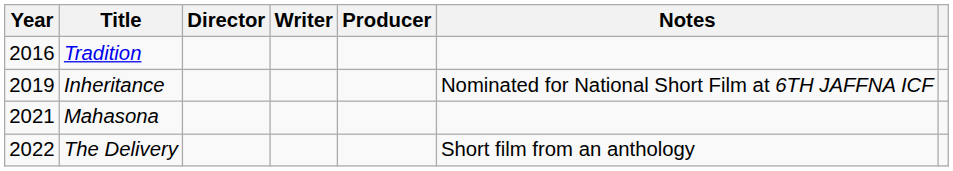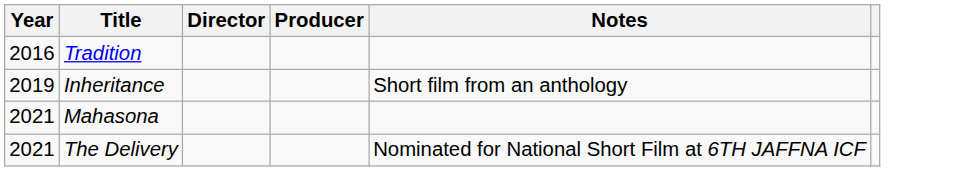- column: (304, 20)
(687, 85) Nominated for National Short Film at 6TH JAFFNA ICF -> (500, 85) Short film from an anthology
(32, 149) 2022 -> (32, 149) 2021
(568, 149) Short film from an anthology -> (620, 149) Nominated for National Short Film at 6TH JAFFNA ICF
